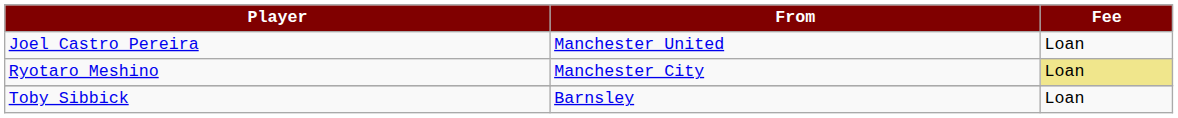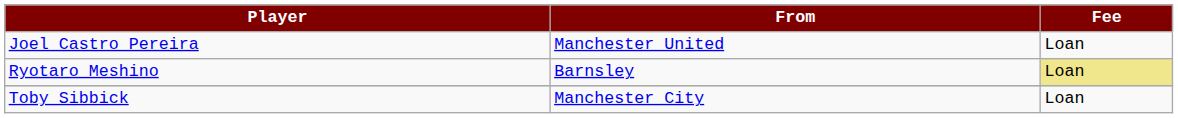(629, 72) Manchester City -> (594, 72) Barnsley
(594, 99) Barnsley -> (629, 99) Manchester City
